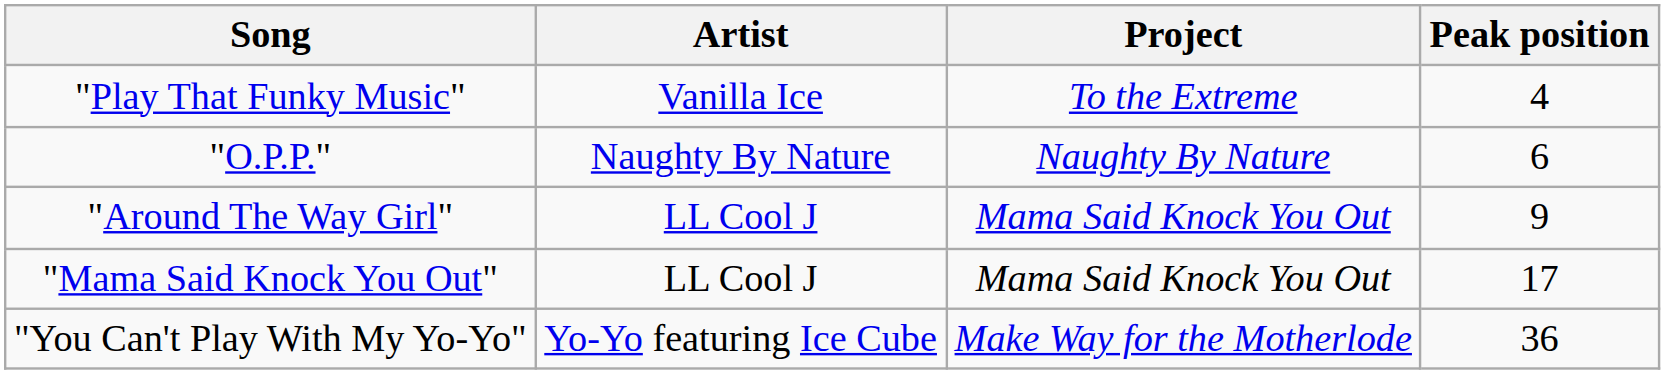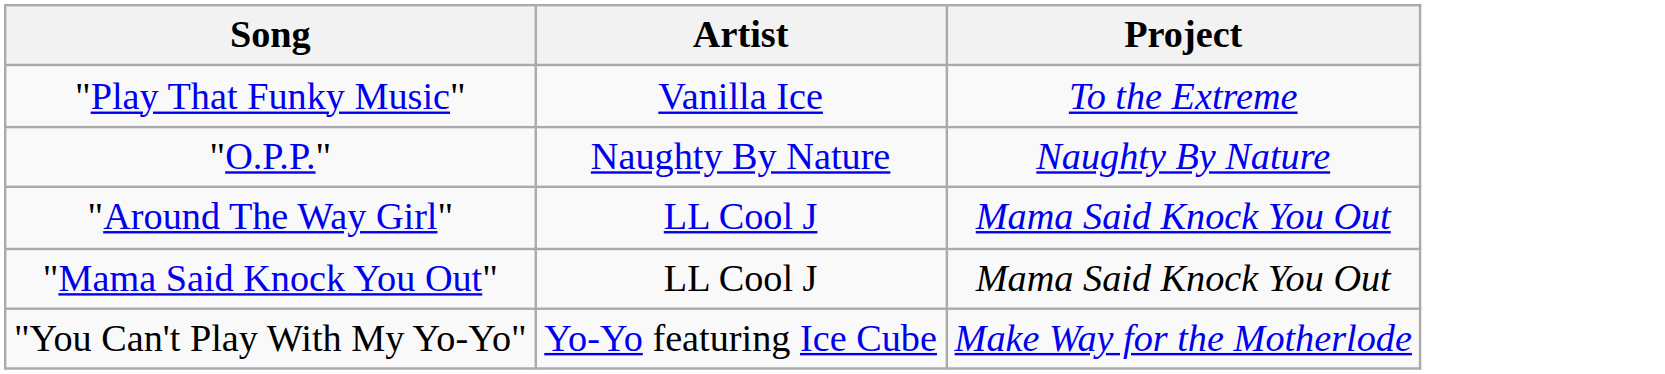- column: (1540, 34)
